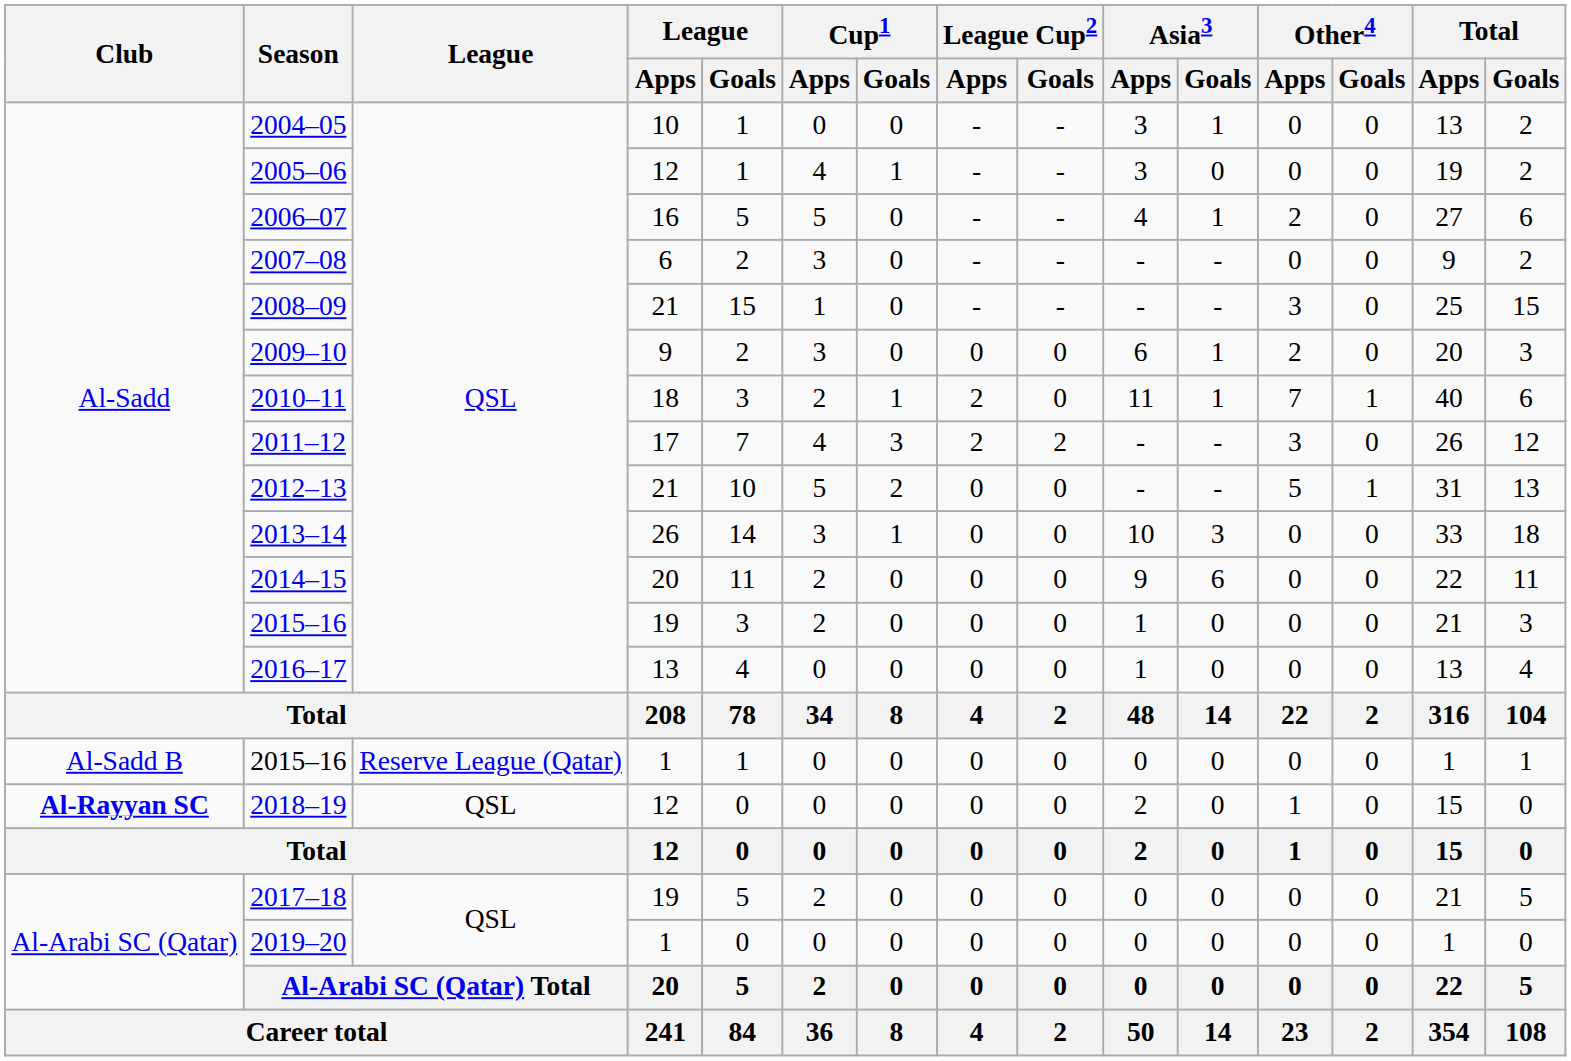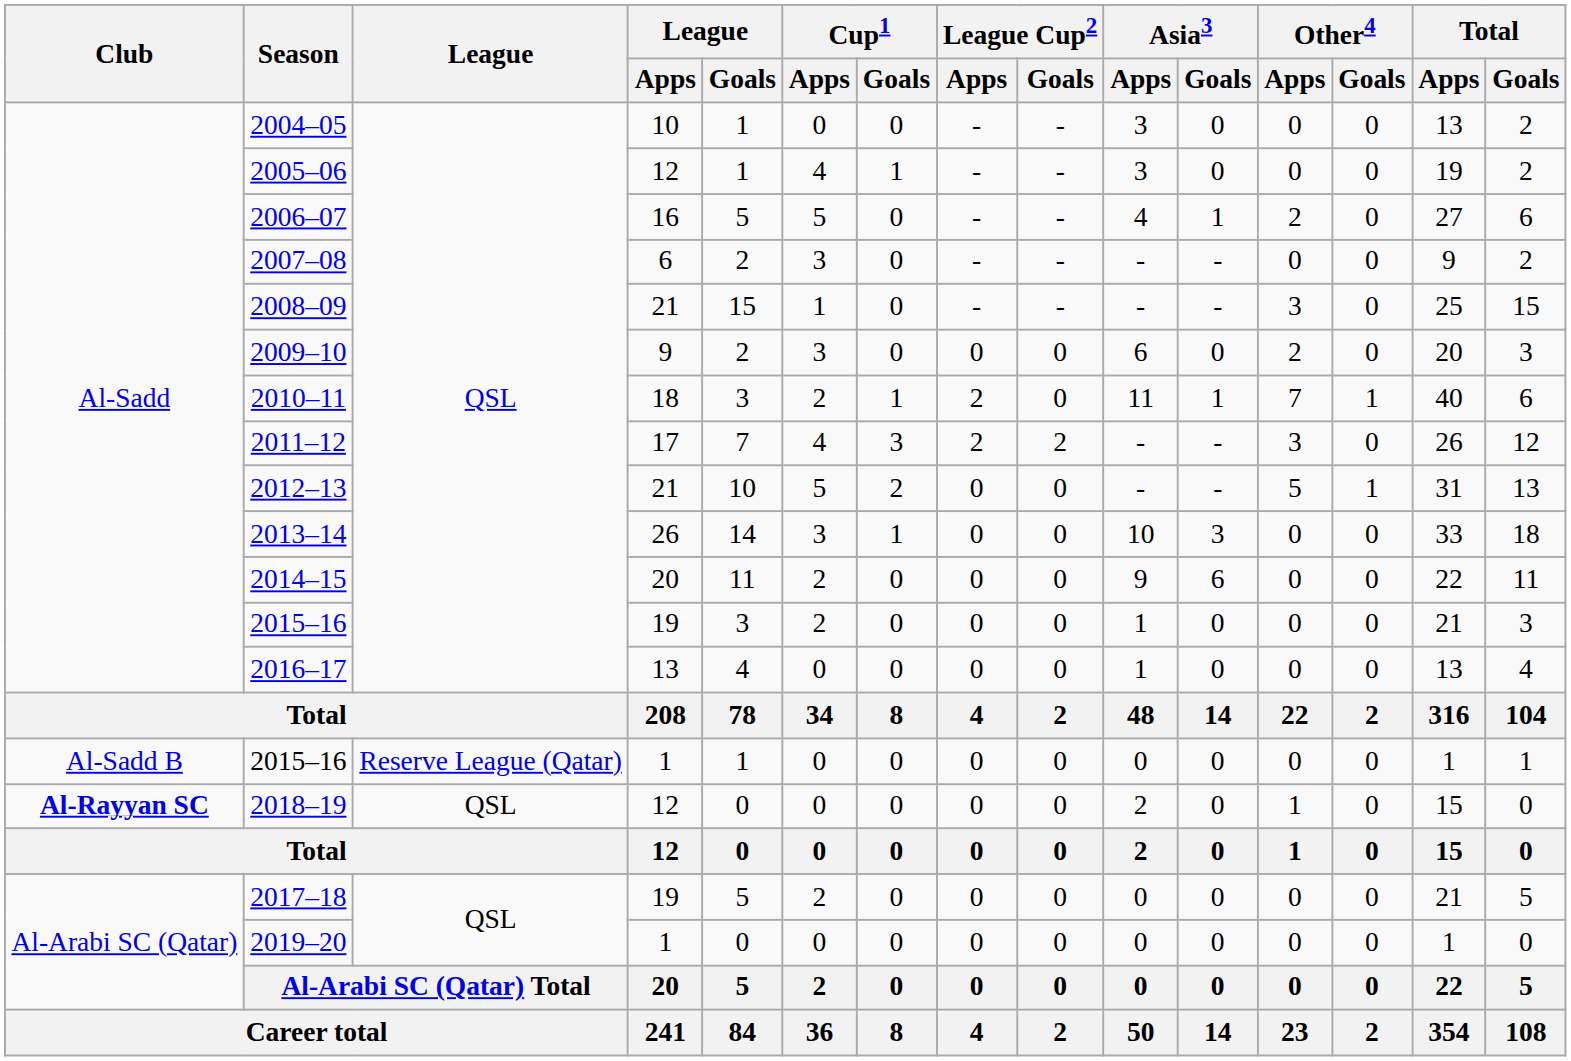(1218, 125) 1 -> (1218, 125) 0
(1218, 352) 1 -> (1218, 352) 0
